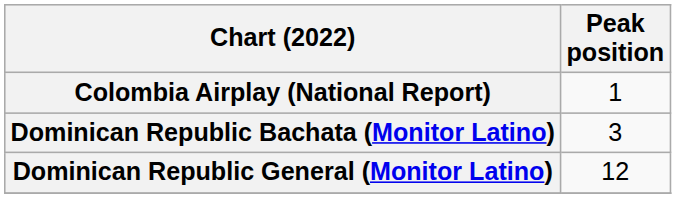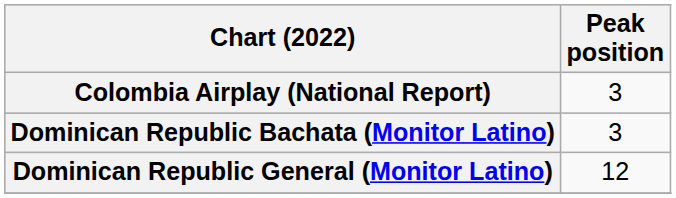(615, 92) 1 -> (615, 92) 3
